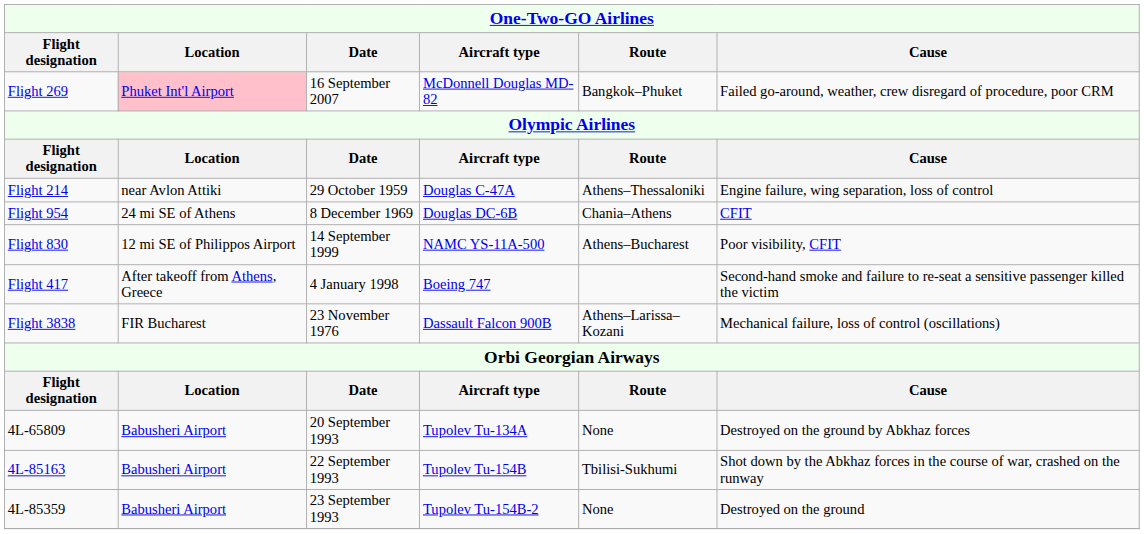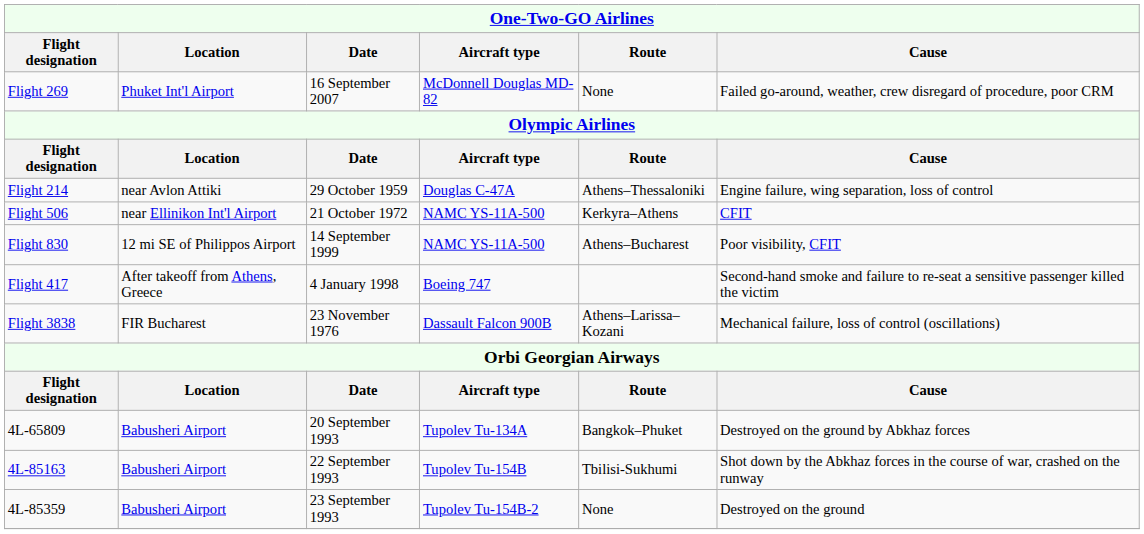(178, 91) pink background -> (178, 91) no background
(632, 91) Bangkok–Phuket -> (598, 91) None
- row: (38, 213)
+ row: (38, 213)
(598, 430) None -> (632, 430) Bangkok–Phuket
